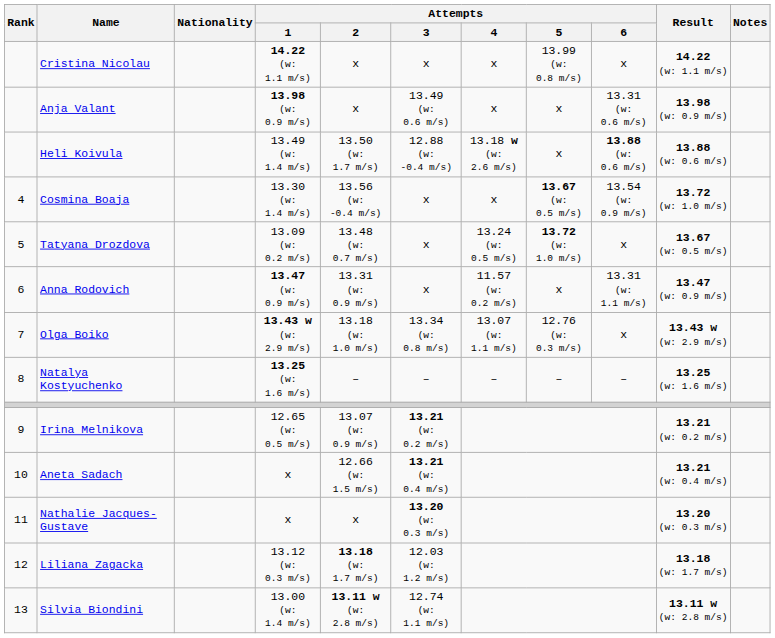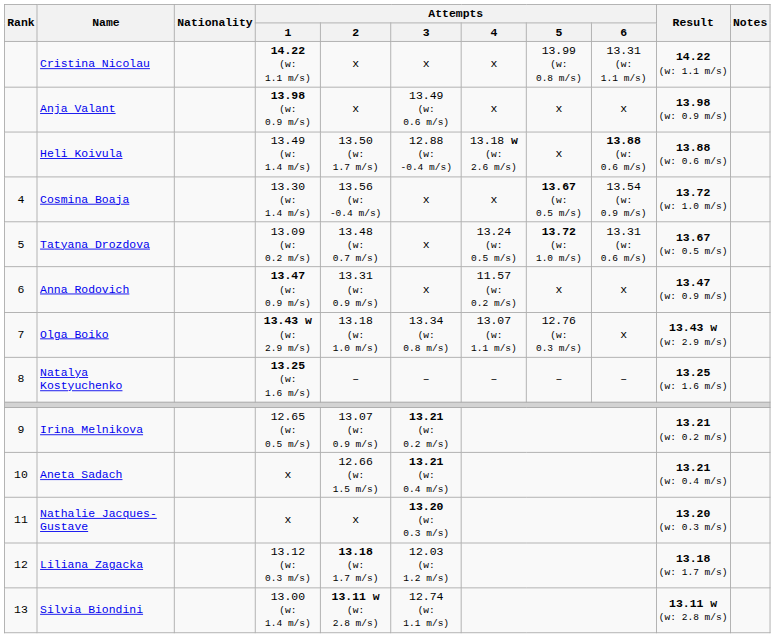(624, 64) x -> (624, 64) 13.31 (w: 1.1 m/s)
(624, 109) 13.31 (w: 0.6 m/s) -> (624, 109) x
(624, 244) x -> (624, 244) 13.31 (w: 0.6 m/s)
(624, 289) 13.31 (w: 1.1 m/s) -> (624, 289) x
